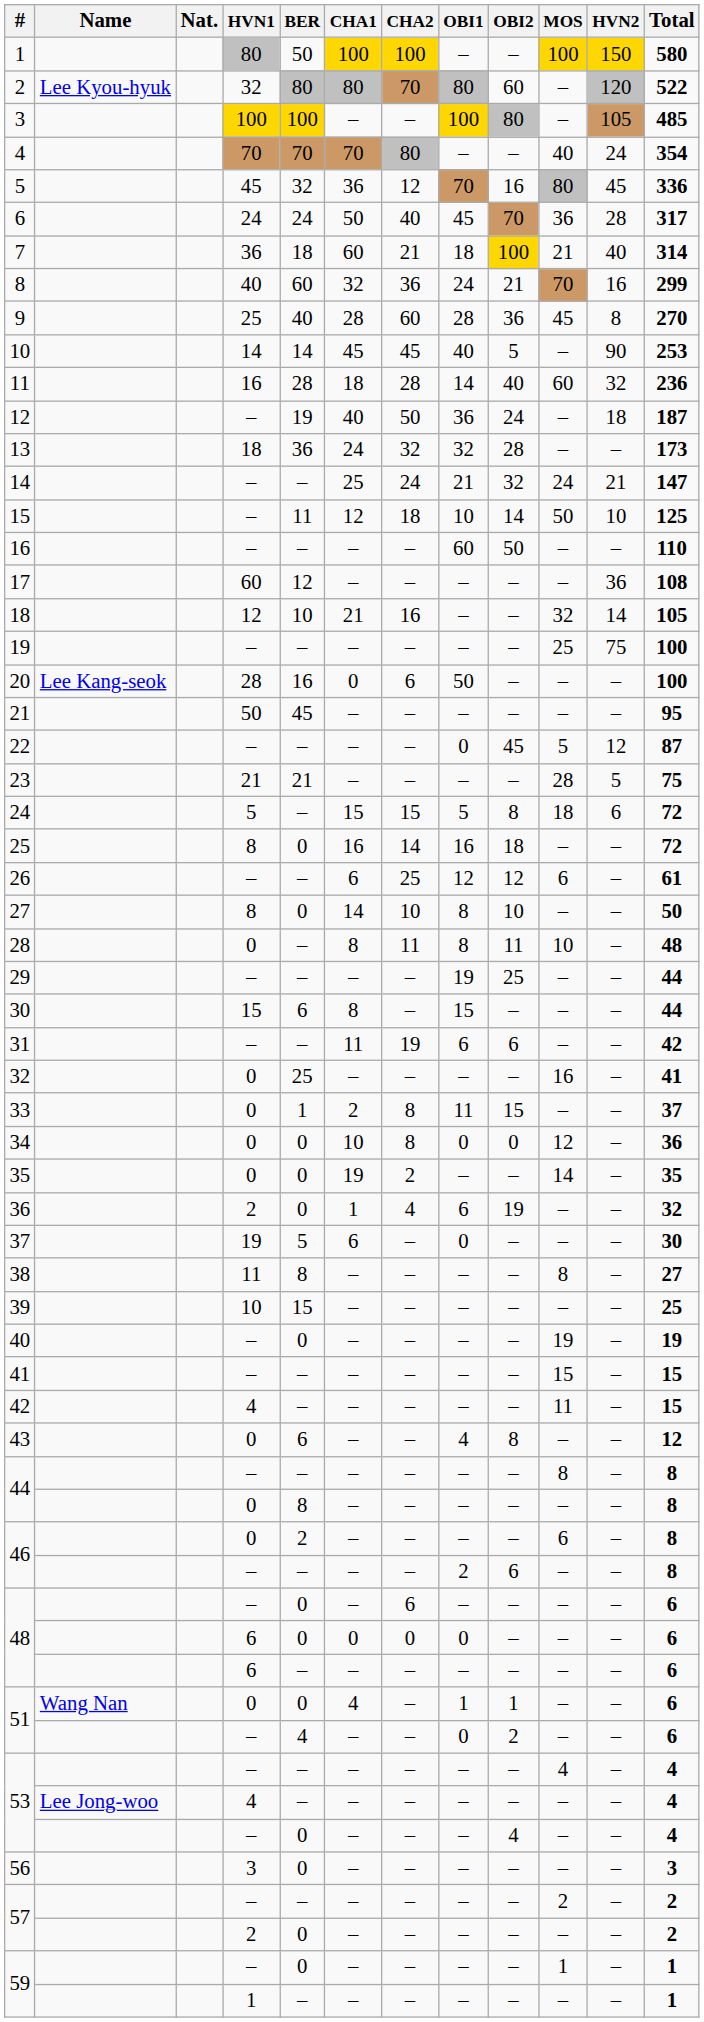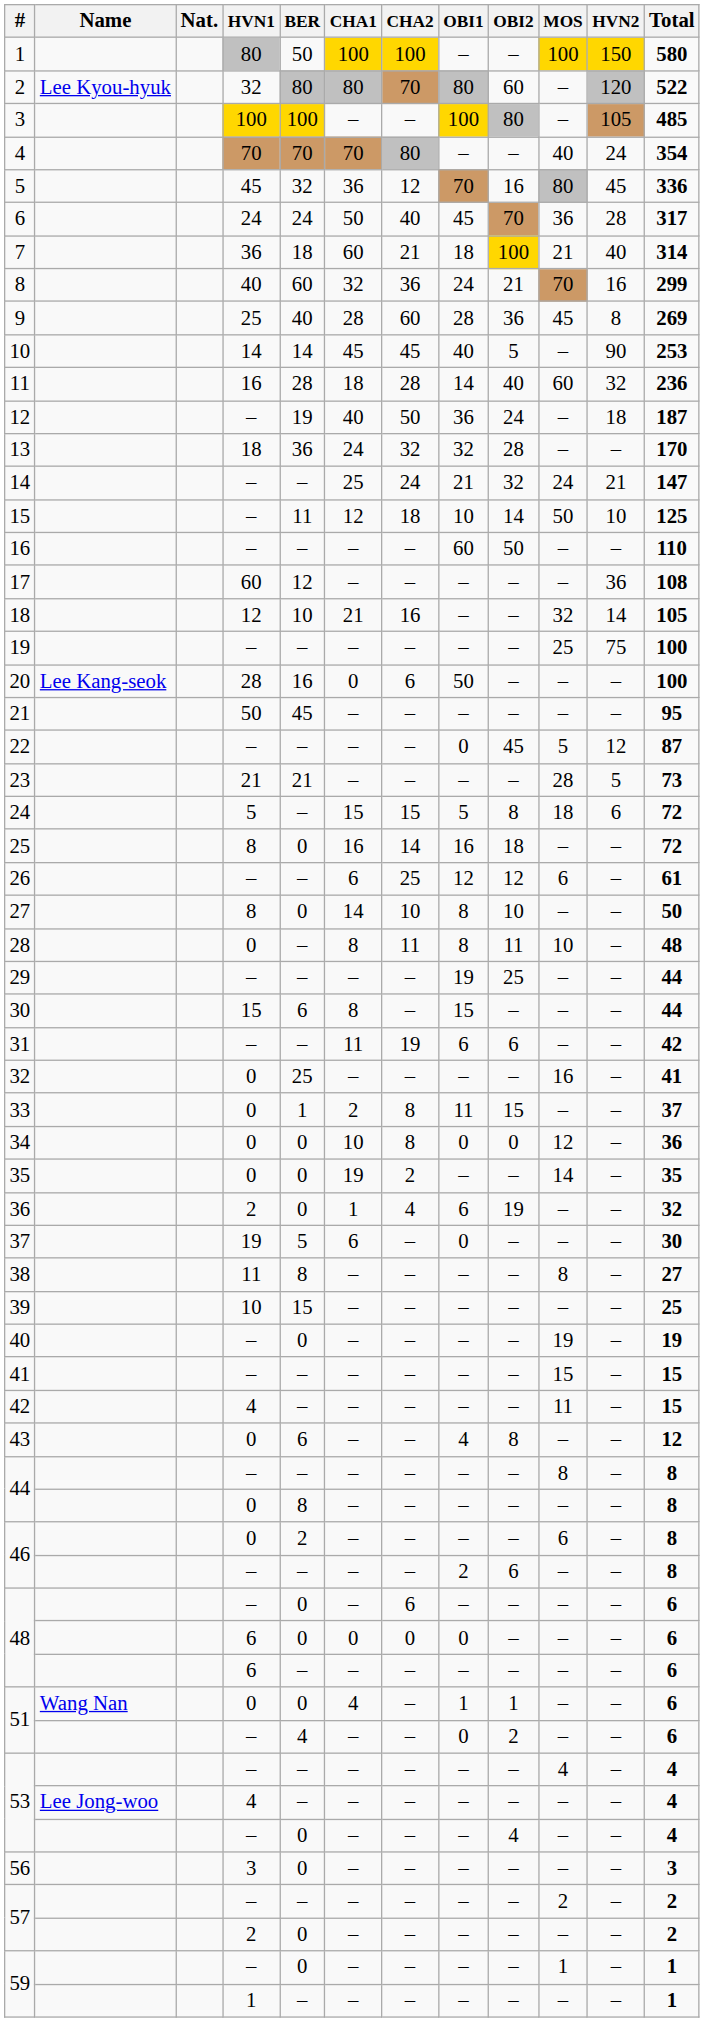(672, 317) 270 -> (672, 317) 269
(672, 449) 173 -> (672, 449) 170
(672, 779) 75 -> (672, 779) 73
